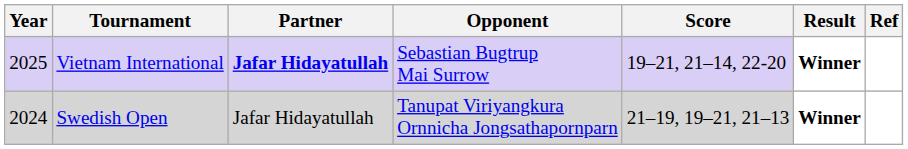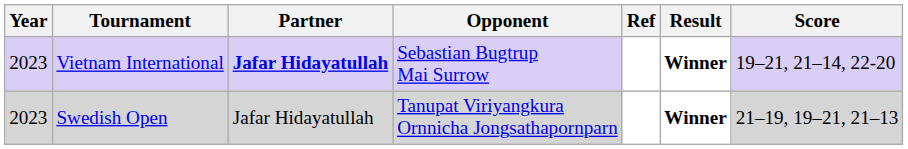columns swapped: (708, 20) <-> (884, 20)
(28, 63) 2025 -> (28, 63) 2023
(28, 117) 2024 -> (28, 117) 2023
